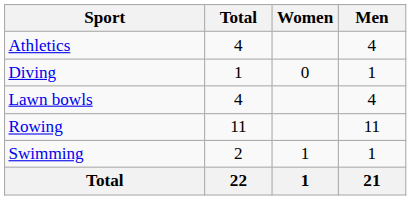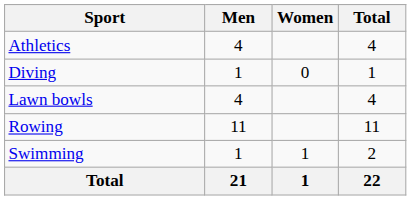columns swapped: (372, 18) <-> (238, 18)
